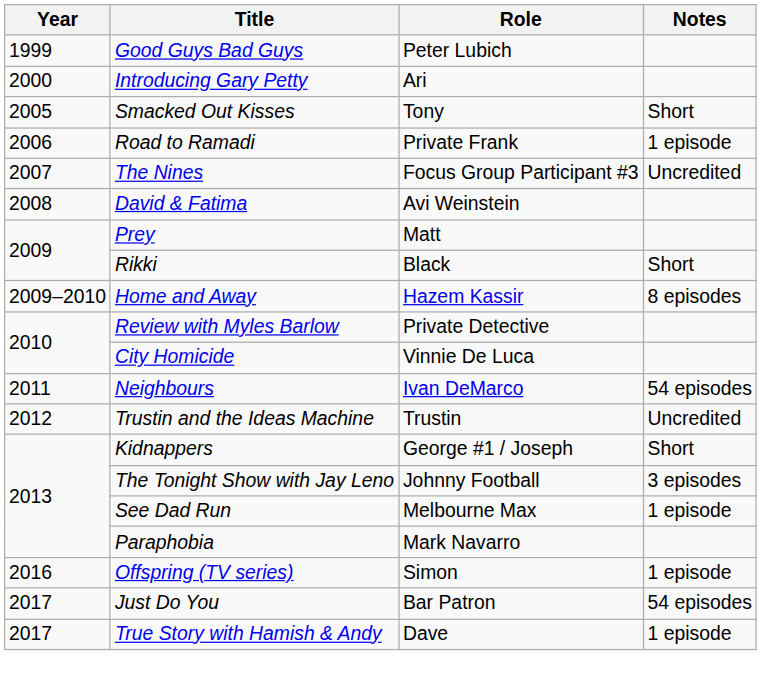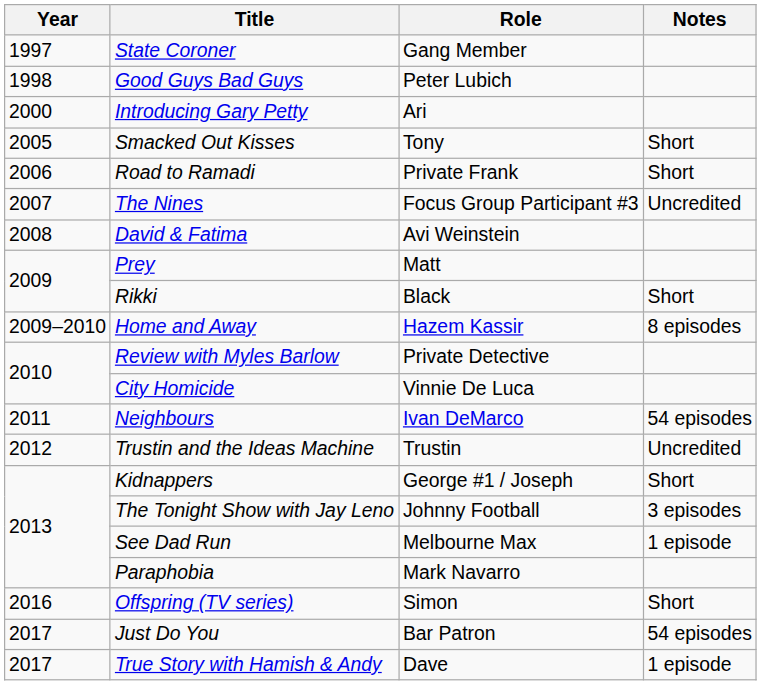+ row: (175, 50)
(31, 50) 1999 -> (31, 81) 1998
(690, 142) 1 episode -> (671, 173) Short
(690, 572) 1 episode -> (671, 603) Short
